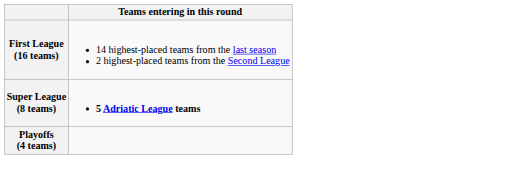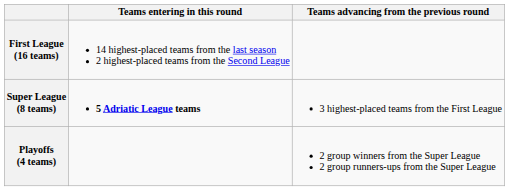+ column: (398, 12)
